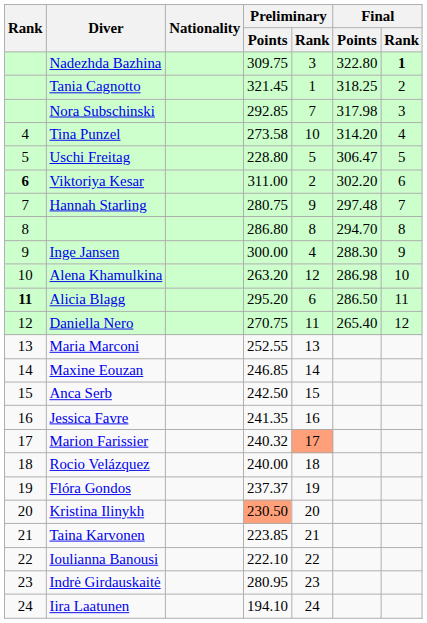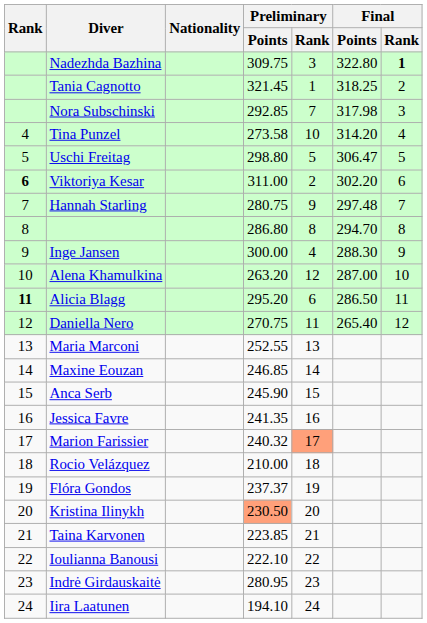(268, 157) 228.80 -> (268, 157) 298.80
(357, 275) 286.98 -> (357, 275) 287.00
(268, 393) 242.50 -> (268, 393) 245.90
(268, 464) 240.00 -> (268, 464) 210.00
